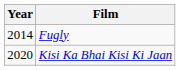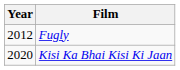(20, 34) 2014 -> (20, 34) 2012
